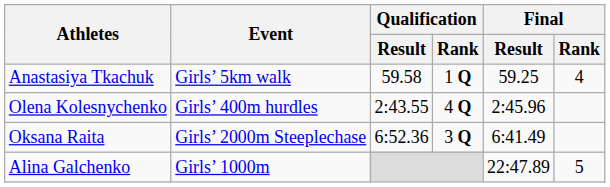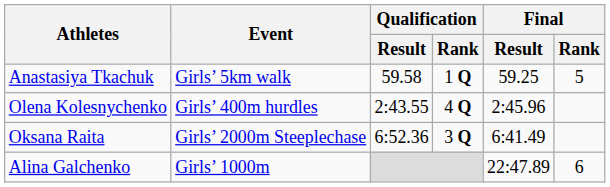(579, 78) 4 -> (579, 78) 5
(579, 166) 5 -> (579, 166) 6
